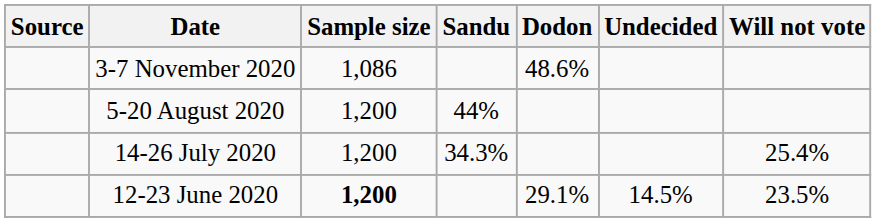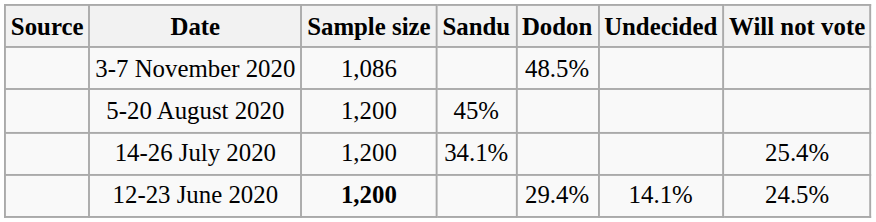(557, 68) 48.6% -> (557, 68) 48.5%
(476, 110) 44% -> (476, 110) 45%
(476, 152) 34.3% -> (476, 152) 34.1%
(557, 195) 29.1% -> (557, 195) 29.4%
(661, 195) 14.5% -> (661, 195) 14.1%
(797, 195) 23.5% -> (797, 195) 24.5%
